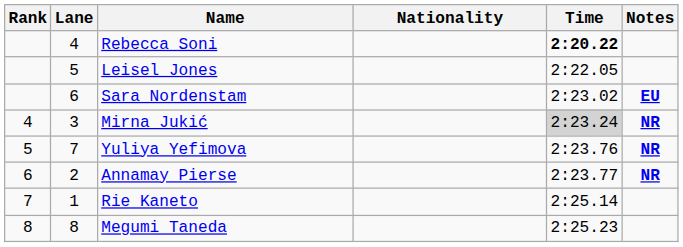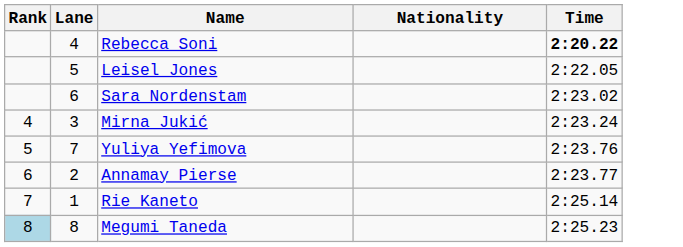- column: (650, 18)
(584, 123) lightgrey background -> (584, 123) no background
(28, 228) no background -> (28, 228) lightblue background
